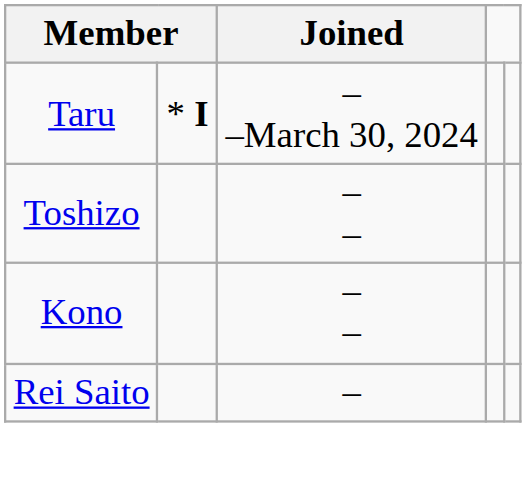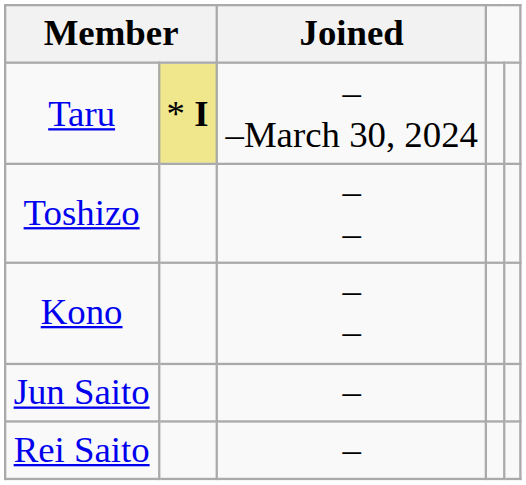(188, 112) no background -> (188, 112) khaki background
+ row: (82, 391)
